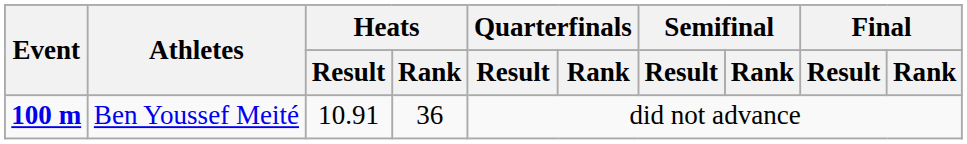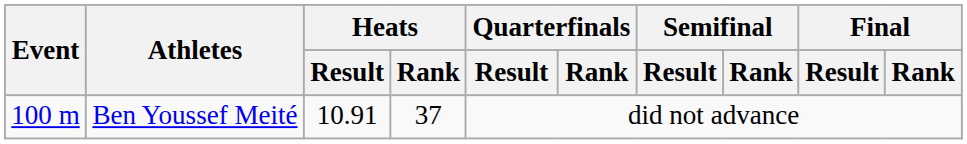(46, 116) bold -> (45, 116) normal
(430, 116) 36 -> (428, 116) 37
